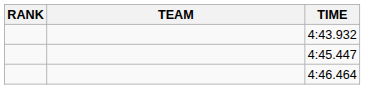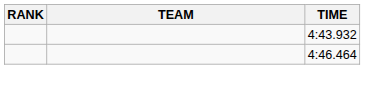- row: (332, 55)
